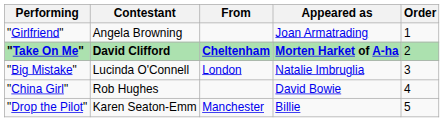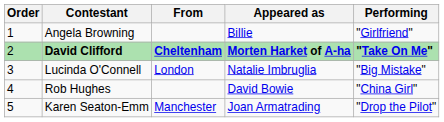columns swapped: (420, 13) <-> (47, 13)
(322, 32) Joan Armatrading -> (240, 32) Billie
(288, 107) Billie -> (274, 107) Joan Armatrading
